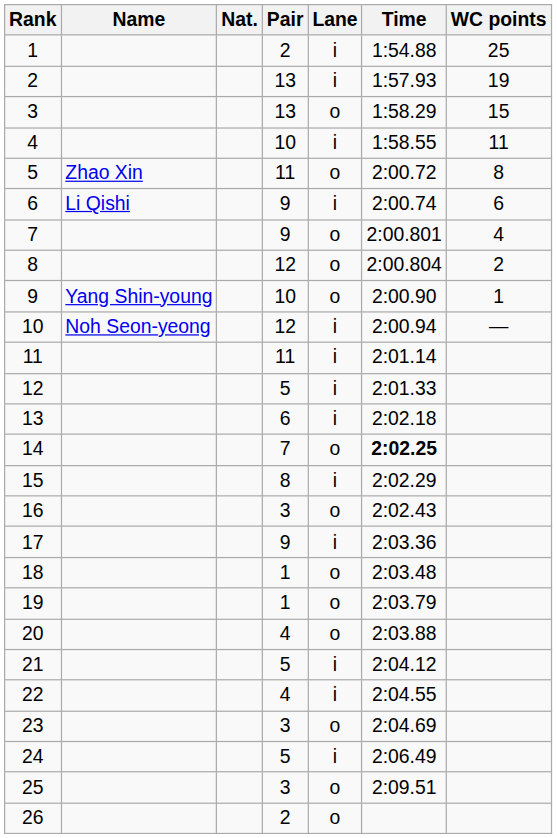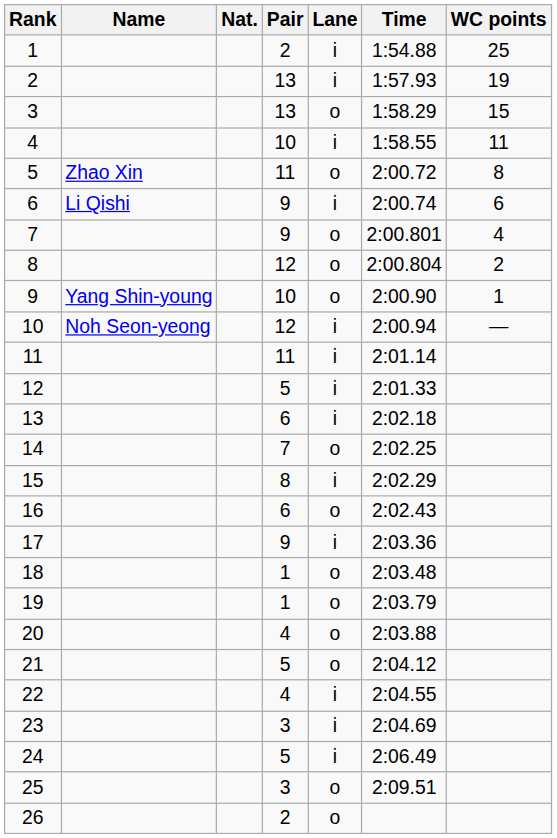(404, 449) bold -> (404, 449) normal
(285, 511) 3 -> (285, 511) 6
(335, 664) i -> (335, 664) o
(335, 726) o -> (335, 726) i
